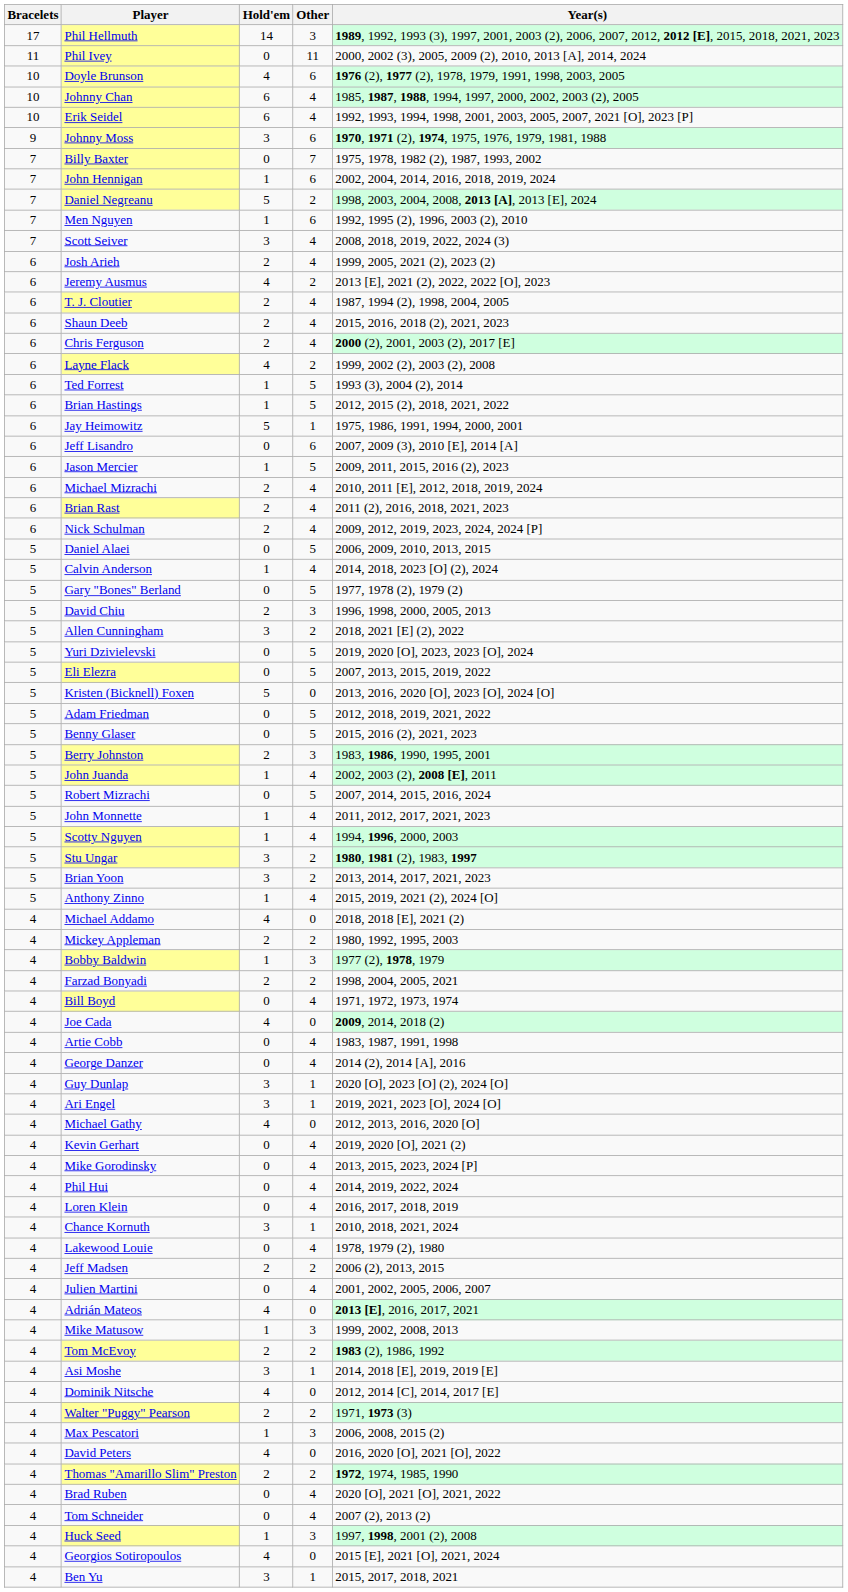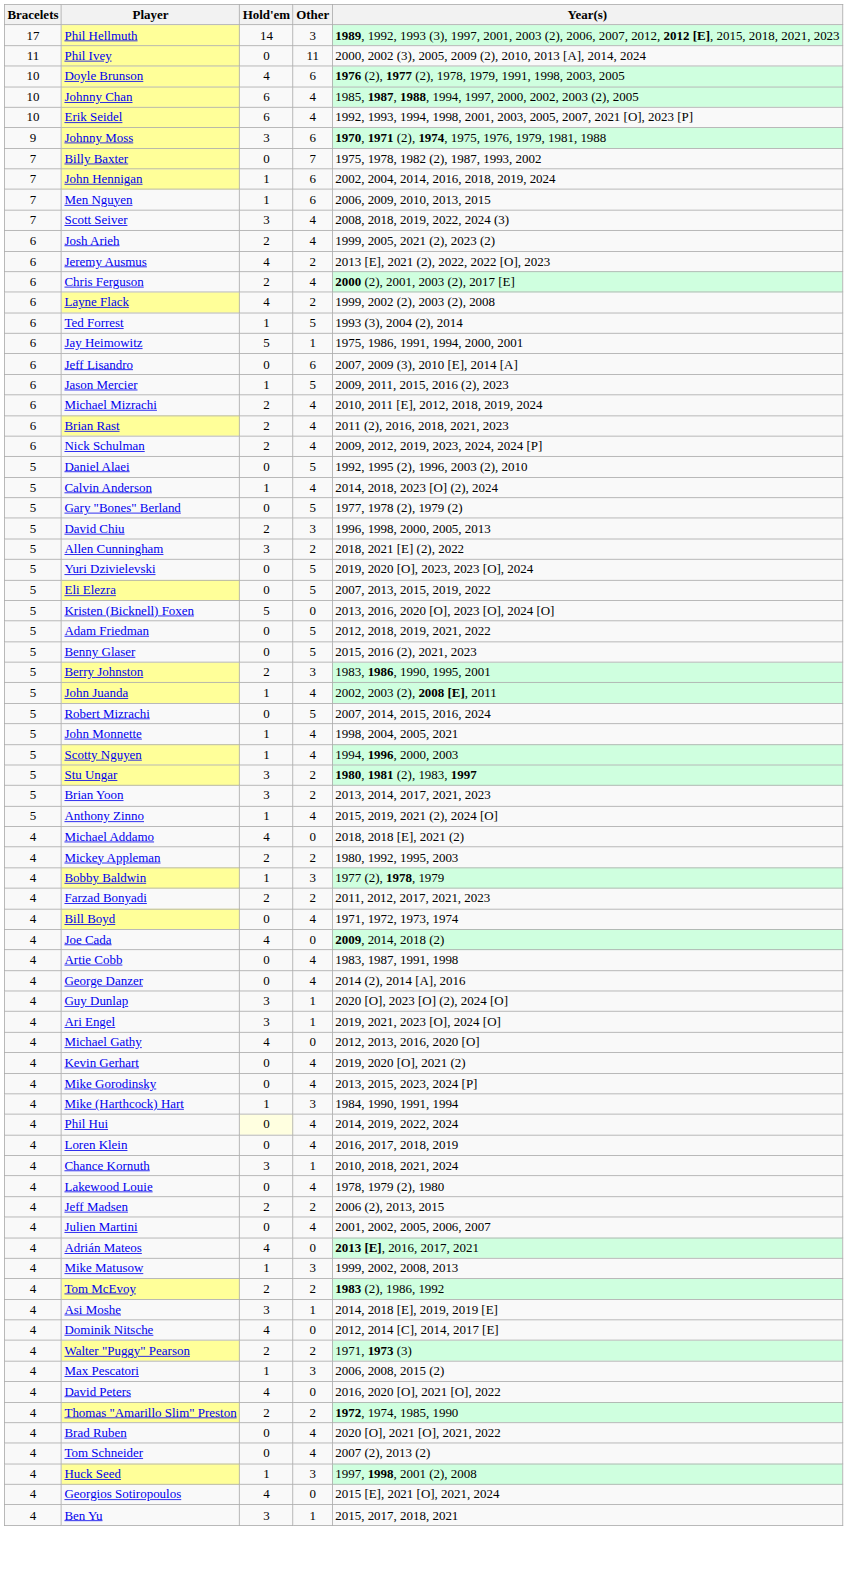- row: (109, 199)
(431, 220) 1992, 1995 (2), 1996, 2003 (2), 2010 -> (413, 199) 2006, 2009, 2010, 2013, 2015
- row: (98, 302)
- row: (96, 323)
- row: (103, 405)
(413, 549) 2006, 2009, 2010, 2013, 2015 -> (431, 466) 1992, 1995 (2), 1996, 2003 (2), 2010
(413, 816) 2011, 2012, 2017, 2021, 2023 -> (397, 734) 1998, 2004, 2005, 2021
(397, 980) 1998, 2004, 2005, 2021 -> (413, 898) 2011, 2012, 2017, 2021, 2023
+ row: (124, 1104)
(266, 1186) no background -> (266, 1124) lightyellow background
